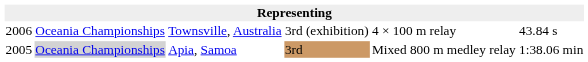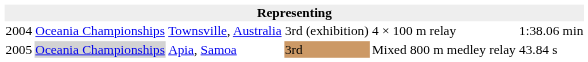(19, 31) 2006 -> (19, 31) 2004
(538, 31) 43.84 s -> (551, 31) 1:38.06 min
(551, 49) 1:38.06 min -> (538, 49) 43.84 s
